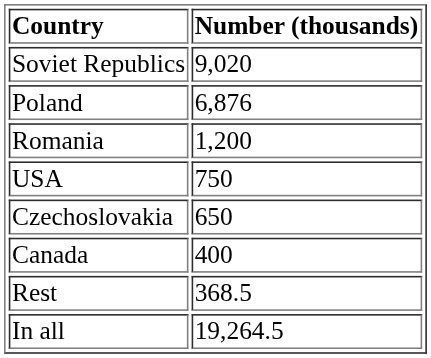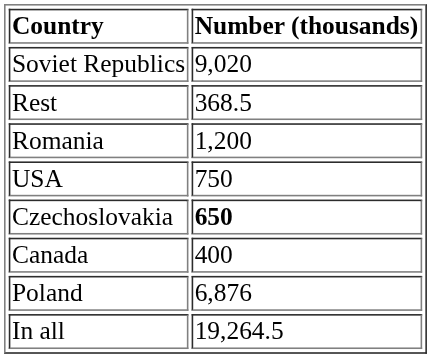rows swapped: (47, 102) <-> (35, 293)
(214, 216) normal -> (214, 216) bold
